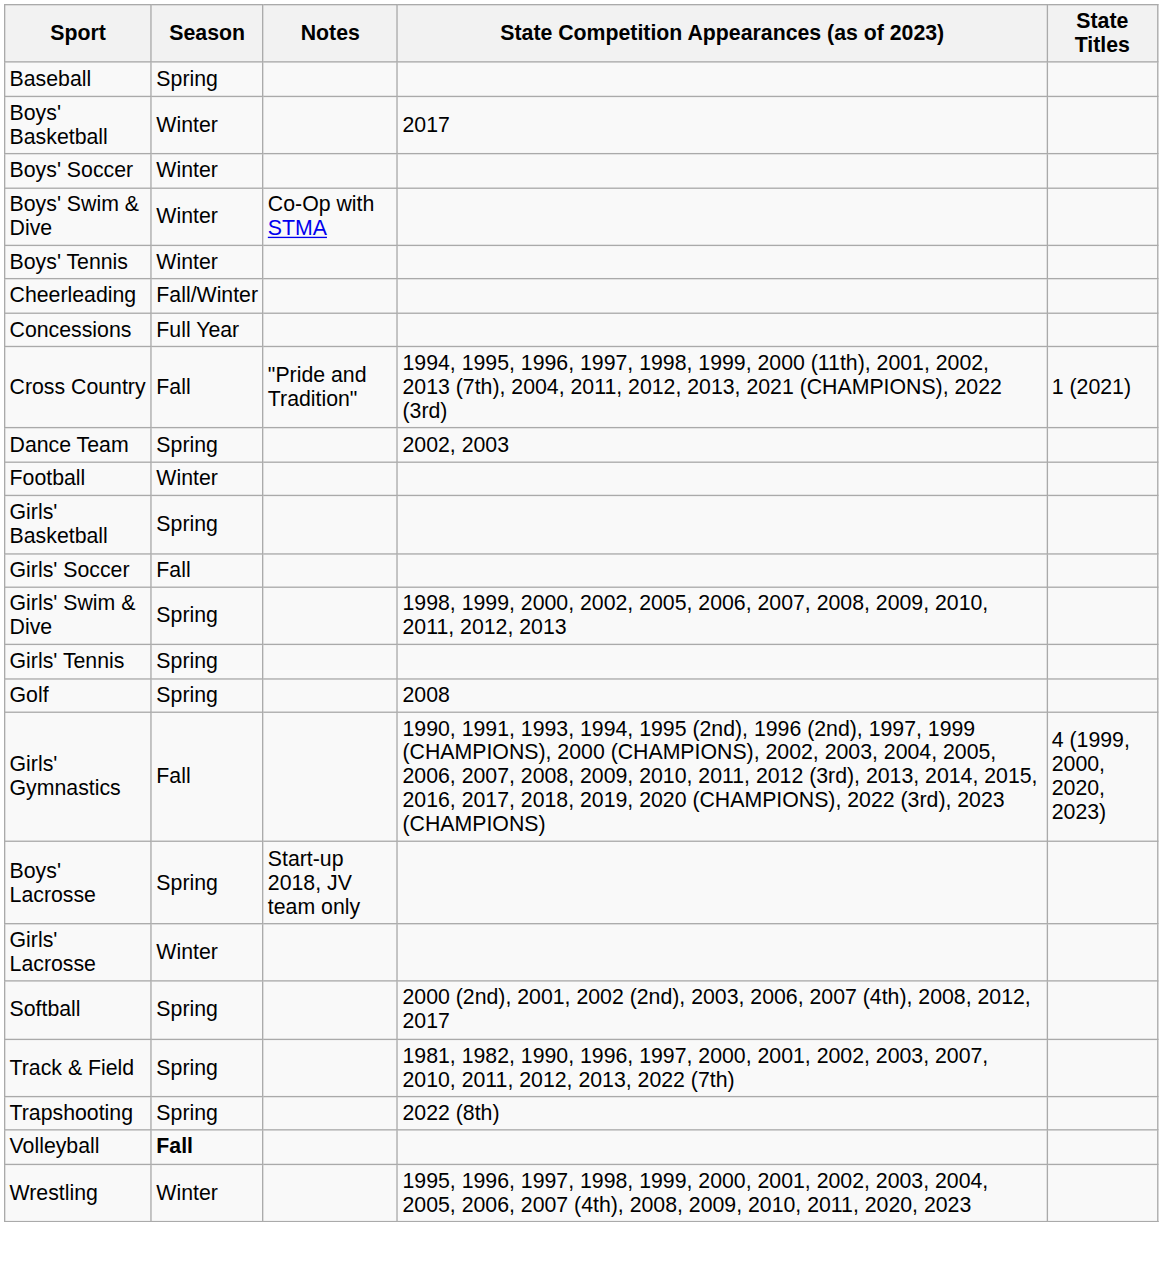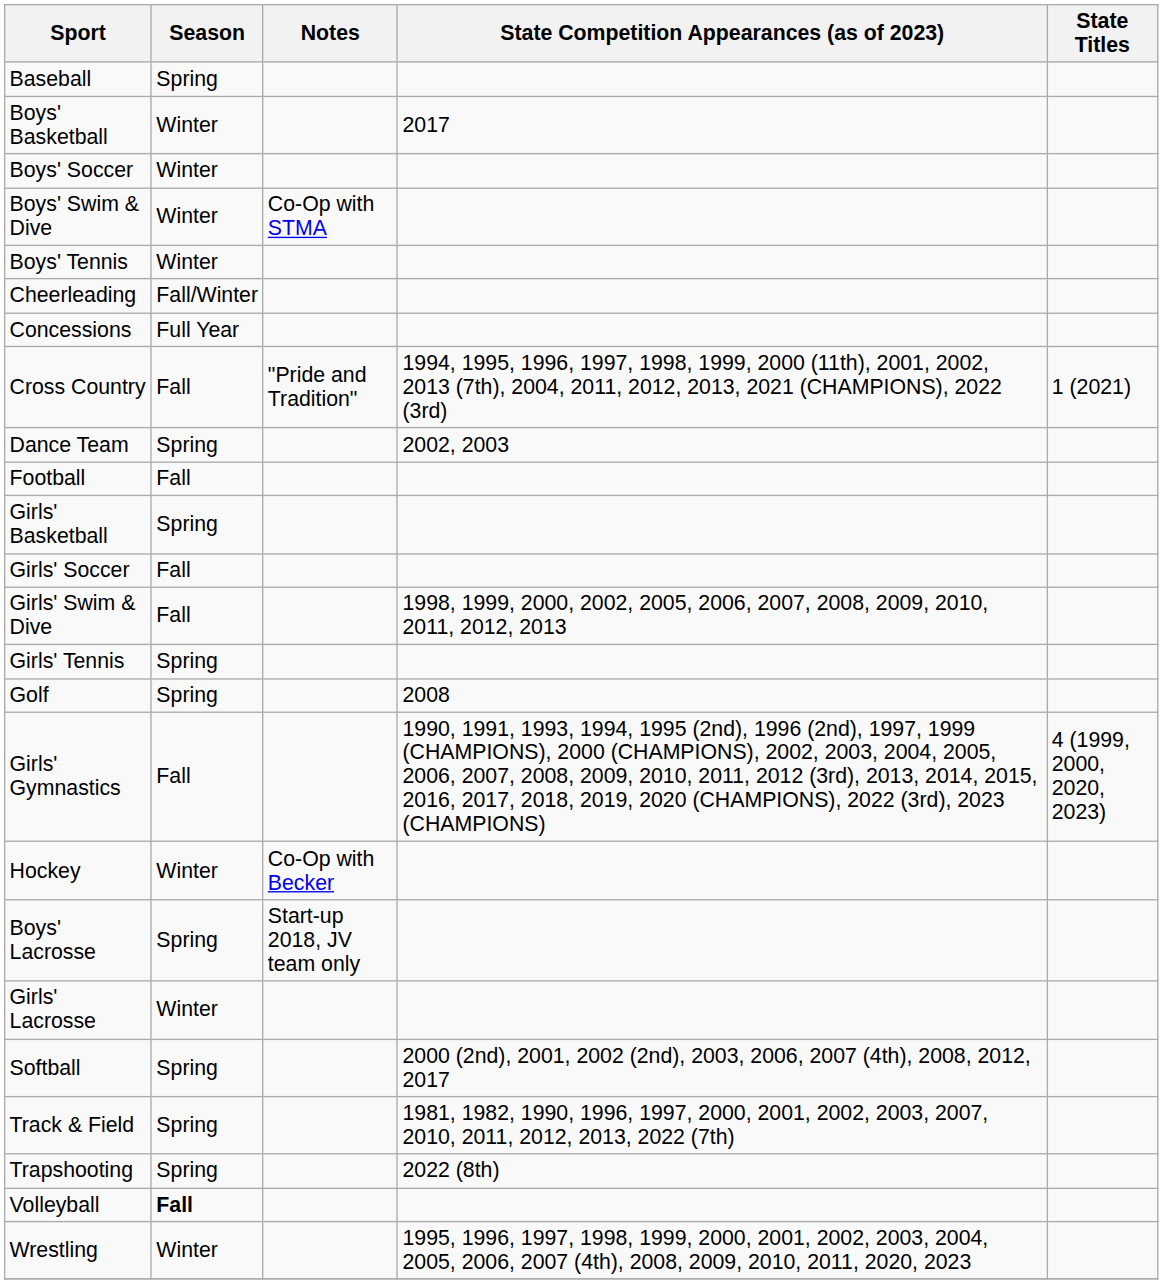(187, 478) Winter -> (173, 478) Fall
(187, 615) Spring -> (173, 615) Fall
+ row: (45, 870)
